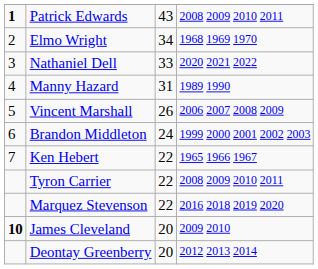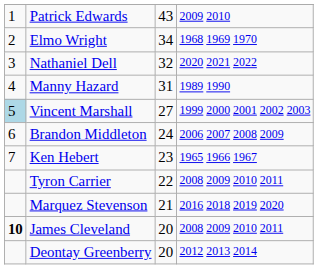(12, 16) bold -> (12, 16) normal
(231, 16) 2008 2009 2010 2011 -> (205, 16) 2009 2010
(166, 63) 33 -> (166, 63) 32
(12, 110) no background -> (12, 110) lightblue background
(166, 110) 26 -> (166, 110) 27
(232, 110) 2006 2007 2008 2009 -> (245, 110) 1999 2000 2001 2002 2003
(245, 134) 1999 2000 2001 2002 2003 -> (232, 134) 2006 2007 2008 2009
(166, 157) 22 -> (166, 157) 23
(166, 205) 22 -> (166, 205) 21
(205, 228) 2009 2010 -> (231, 228) 2008 2009 2010 2011
